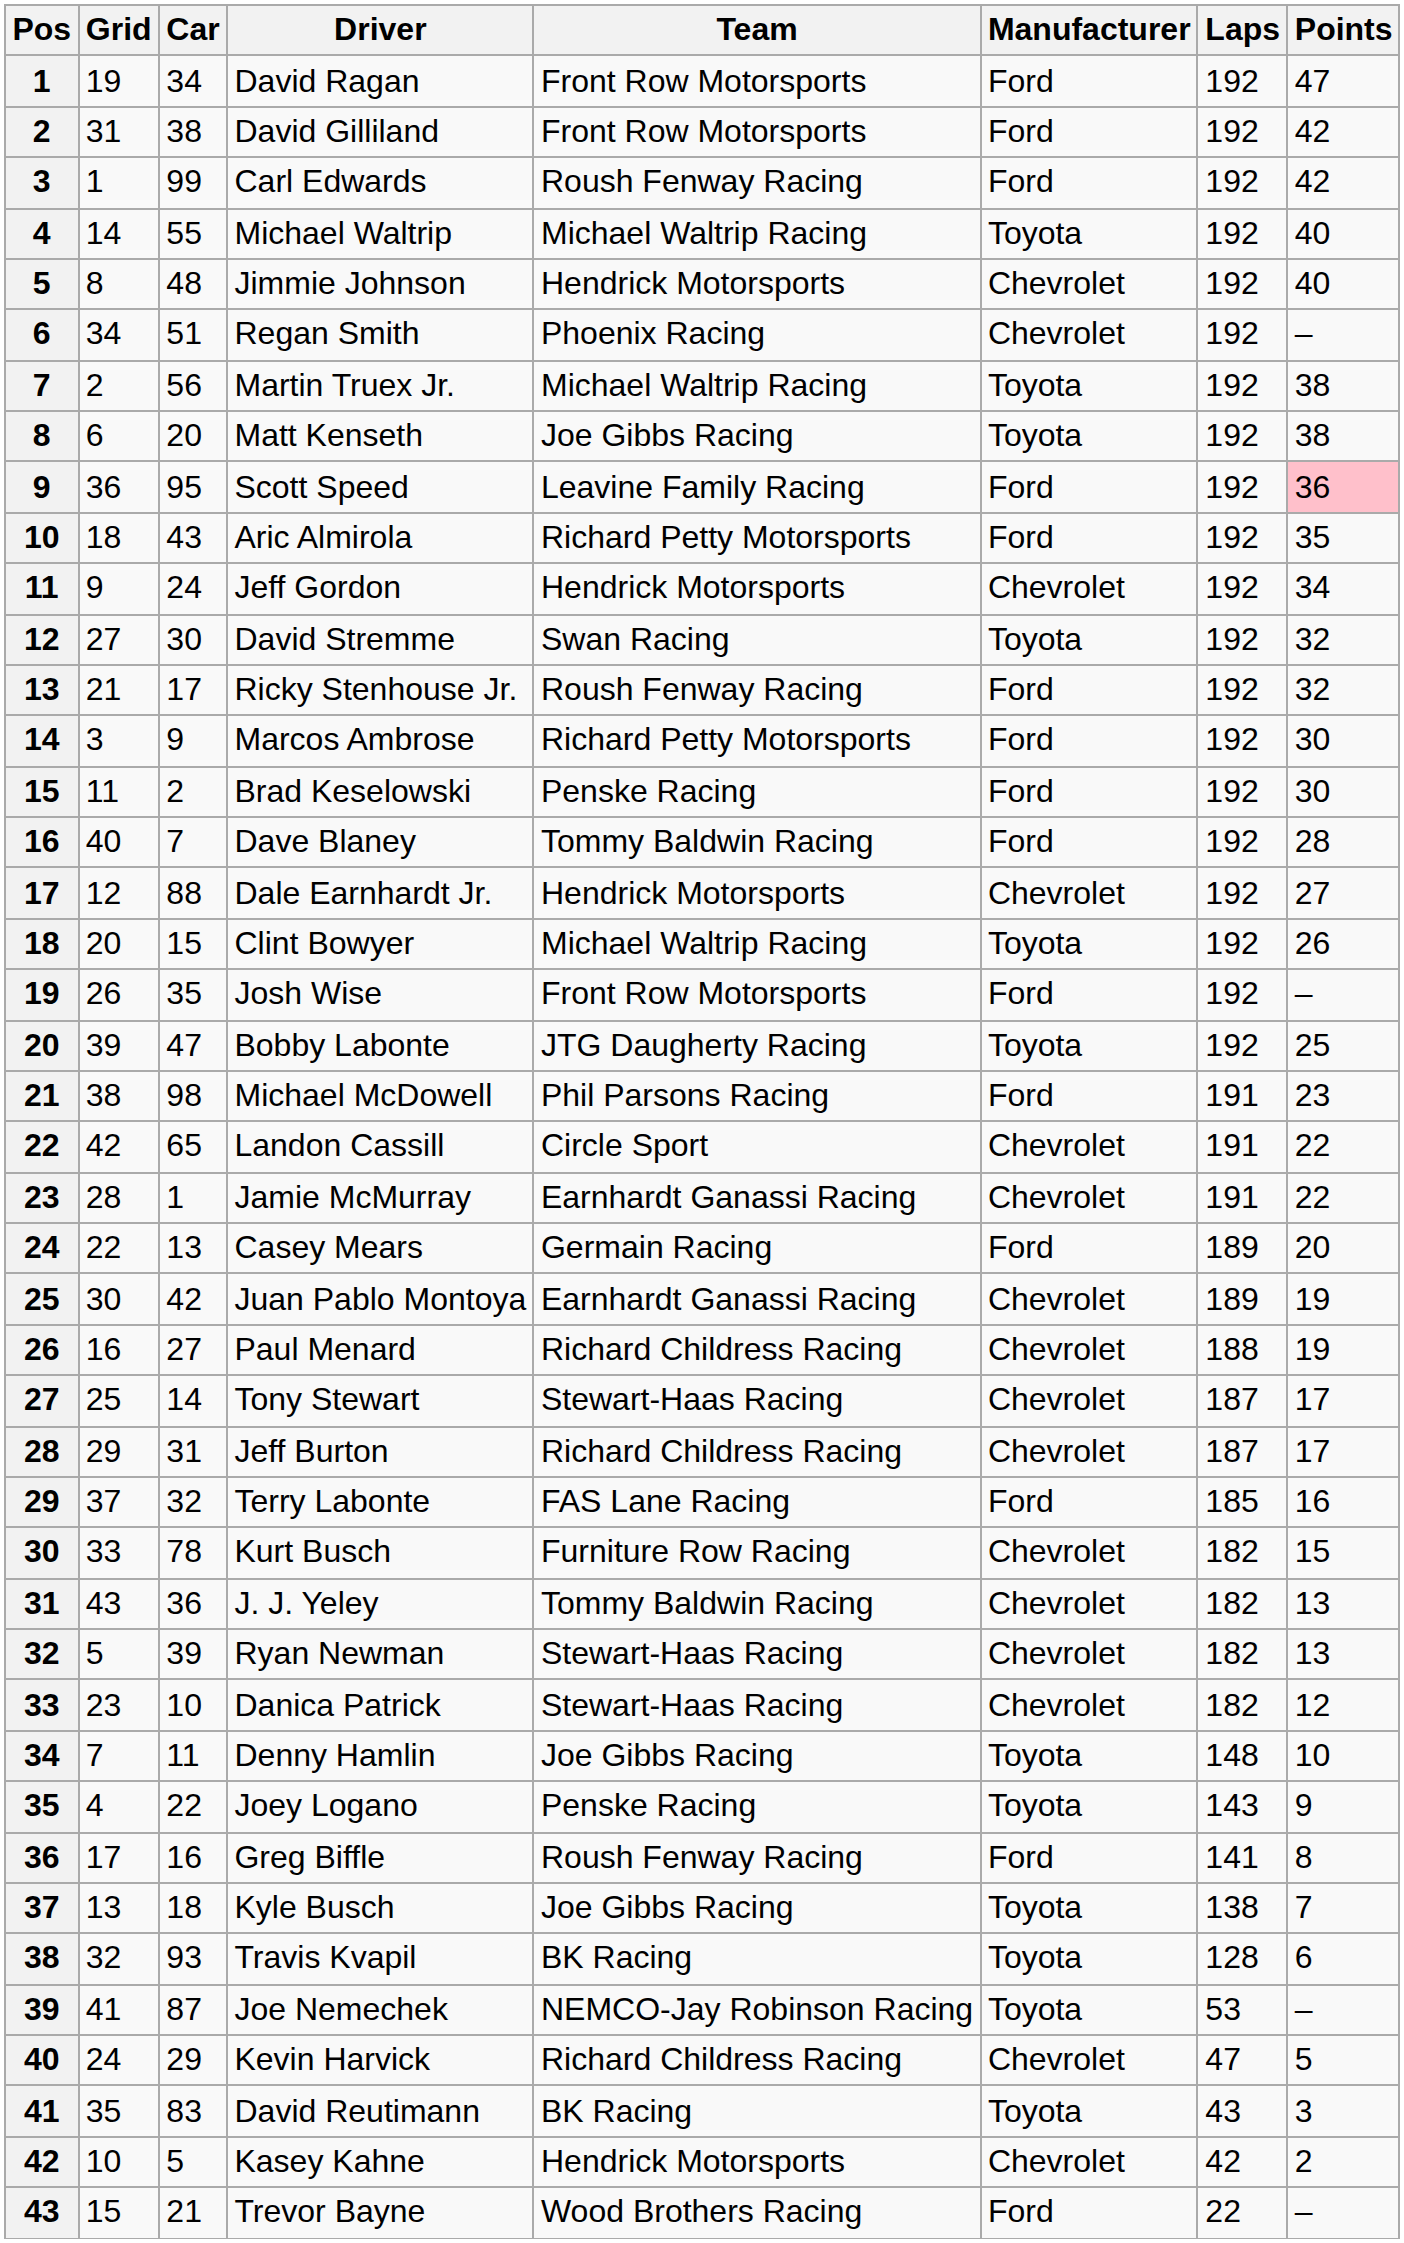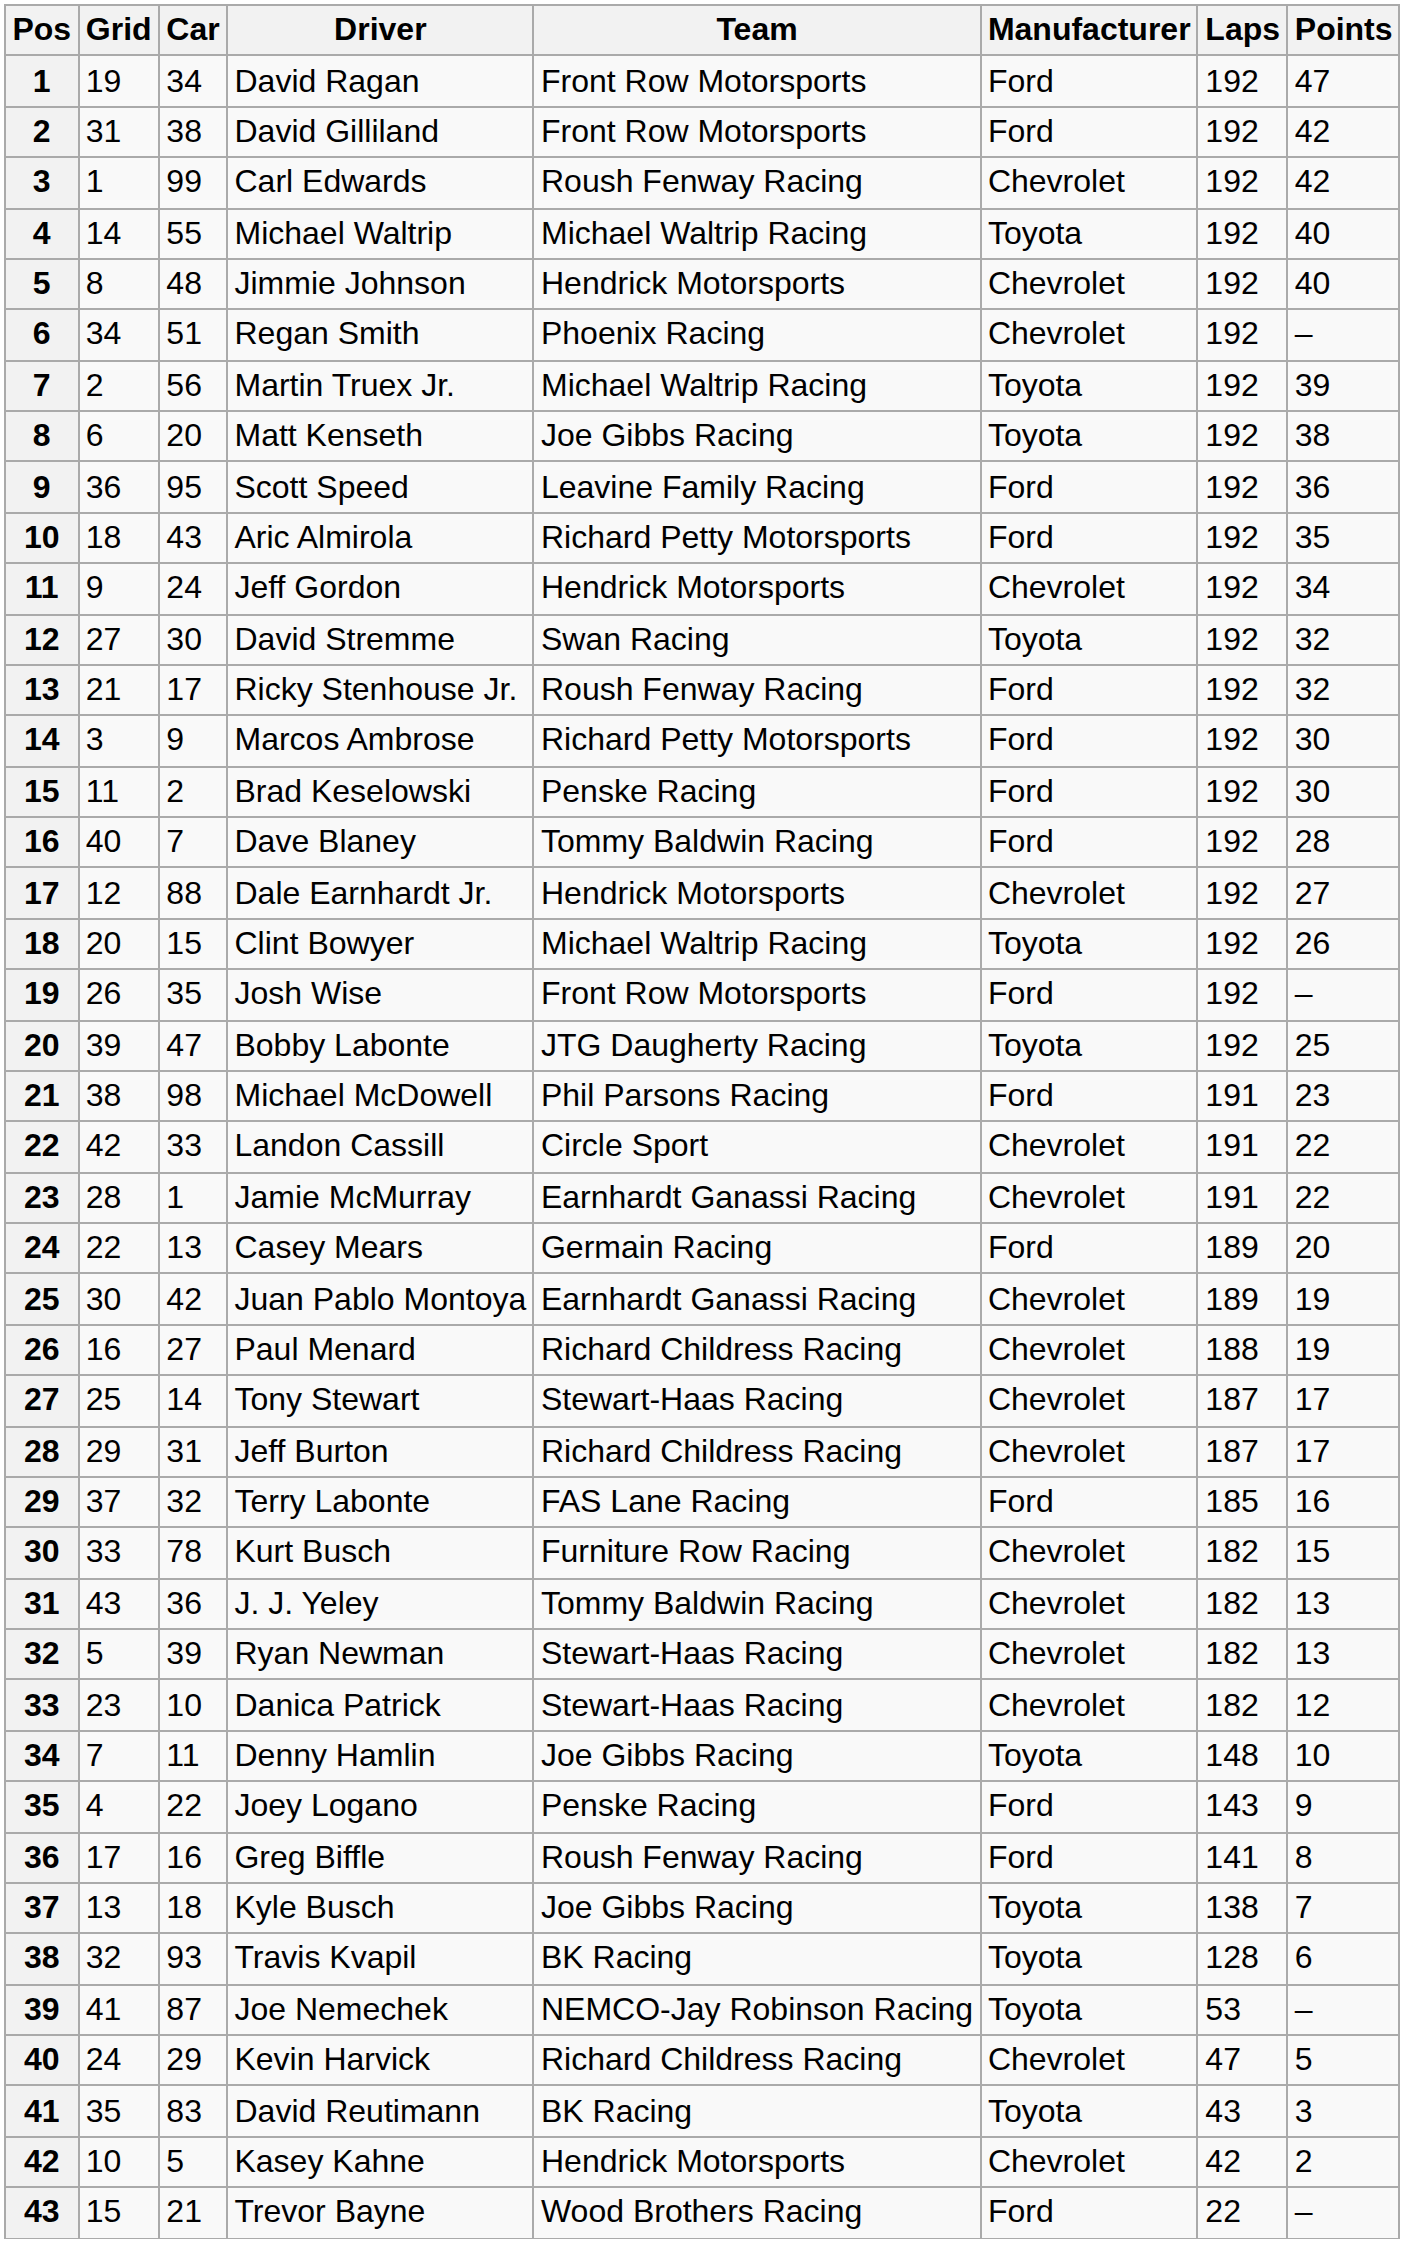(1021, 182) Ford -> (1056, 182) Chevrolet
(1313, 385) 38 -> (1313, 385) 39
(1313, 486) pink background -> (1313, 486) no background
(184, 1146) 65 -> (184, 1146) 33
(1035, 1806) Toyota -> (1021, 1806) Ford
